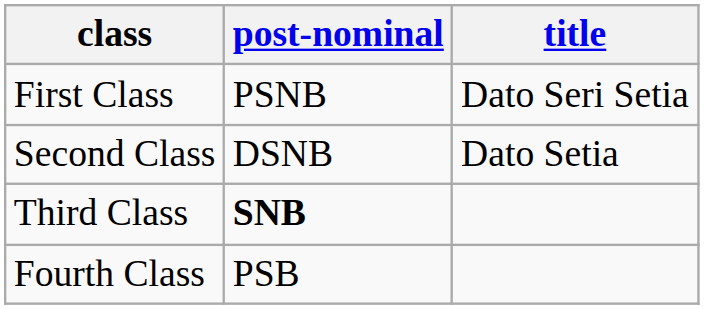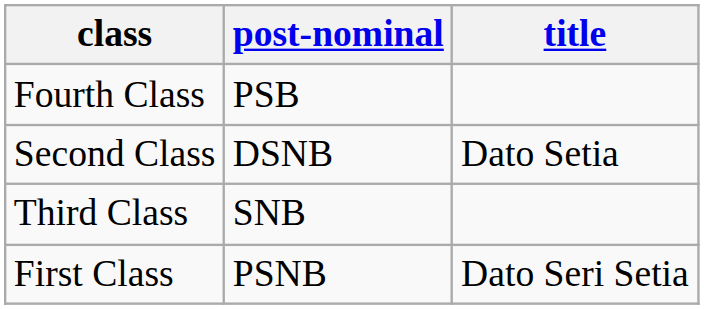rows swapped: (94, 93) <-> (109, 272)
(269, 213) bold -> (269, 213) normal
